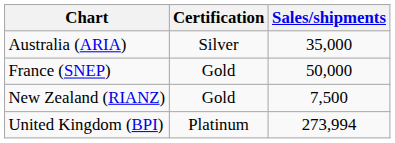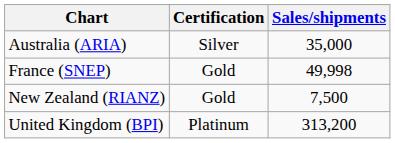(329, 71) 50,000 -> (329, 71) 49,998
(329, 124) 273,994 -> (329, 124) 313,200
